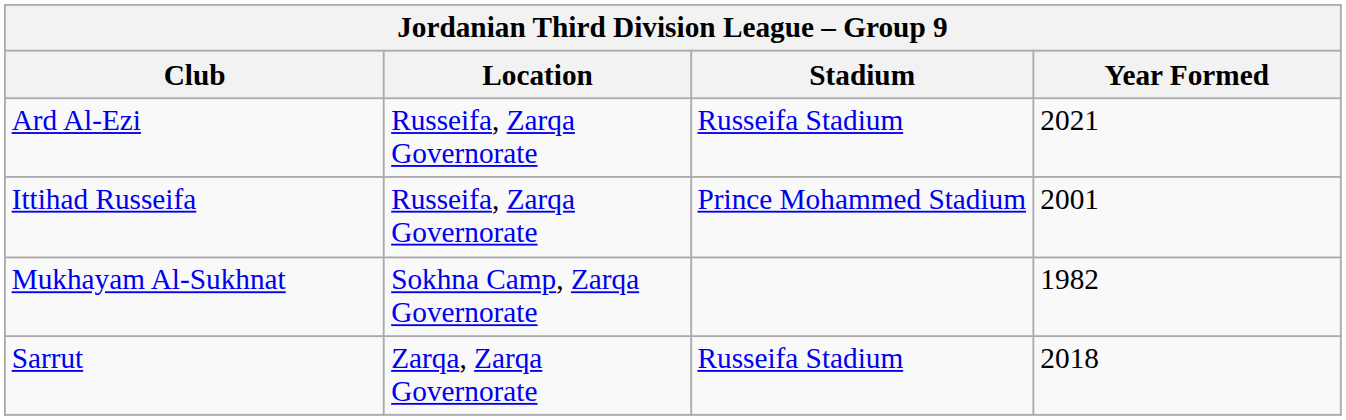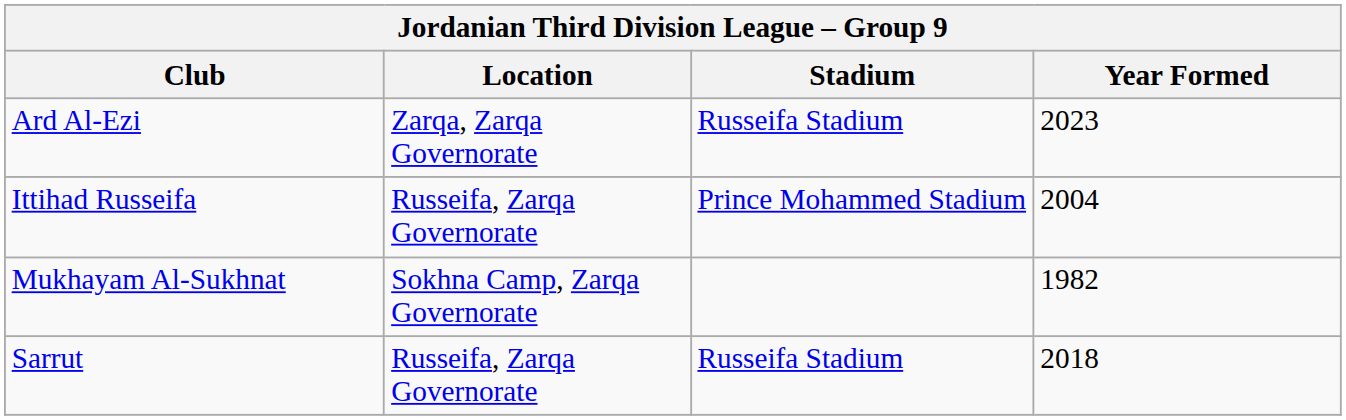(483, 137) Russeifa, Zarqa Governorate -> (467, 137) Zarqa, Zarqa Governorate
(1070, 120) 2021 -> (1070, 120) 2023
(1070, 199) 2001 -> (1070, 199) 2004
(467, 375) Zarqa, Zarqa Governorate -> (483, 375) Russeifa, Zarqa Governorate
